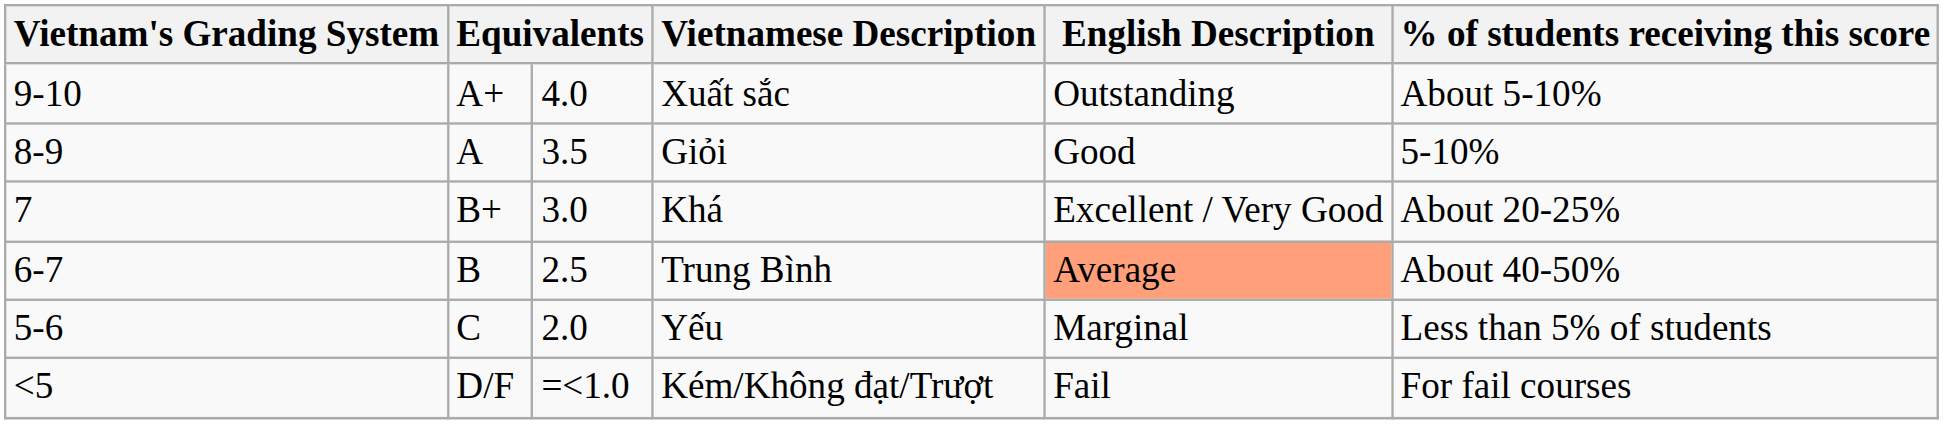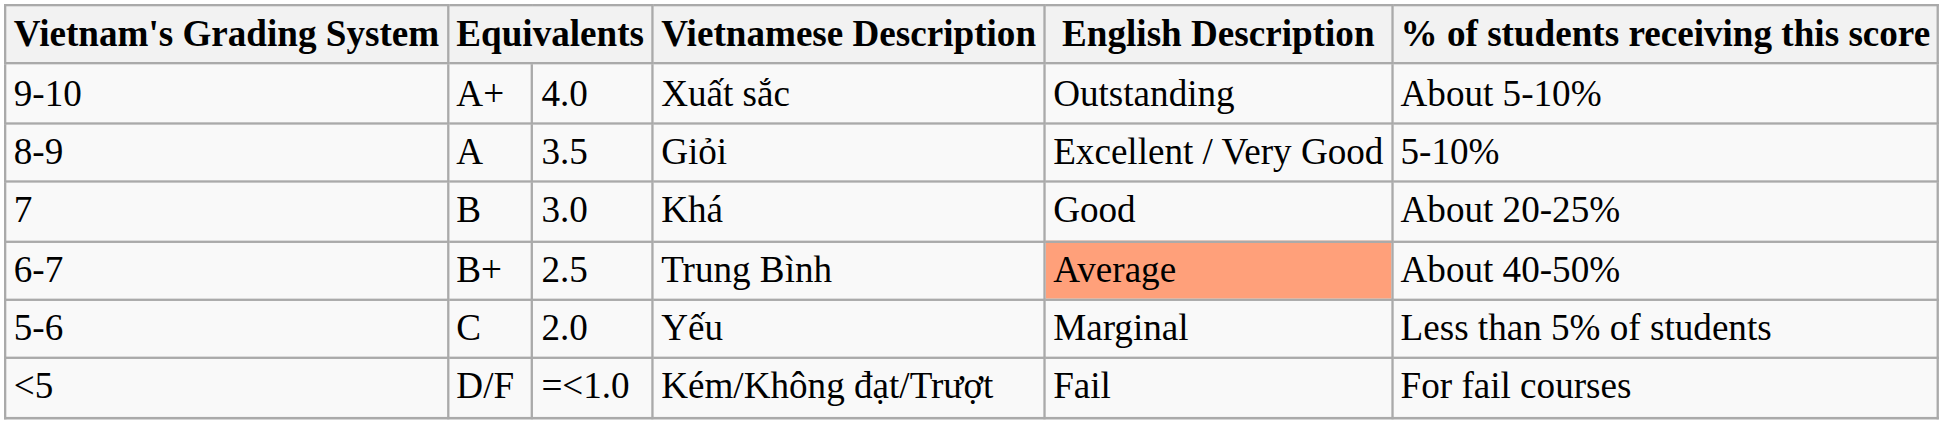(1094, 151) Good -> (1218, 151) Excellent / Very Good
(479, 210) B+ -> (469, 210) B
(1218, 210) Excellent / Very Good -> (1094, 210) Good
(469, 269) B -> (479, 269) B+
